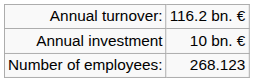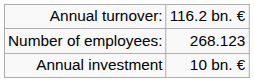rows swapped: (85, 65) <-> (99, 41)
